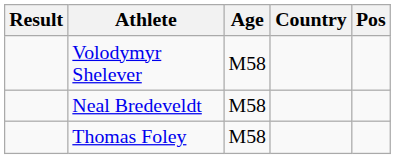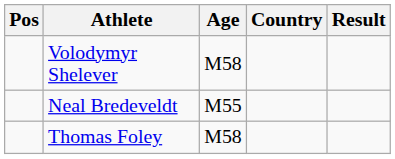columns swapped: (371, 20) <-> (36, 20)
(247, 105) M58 -> (223, 105) M55
